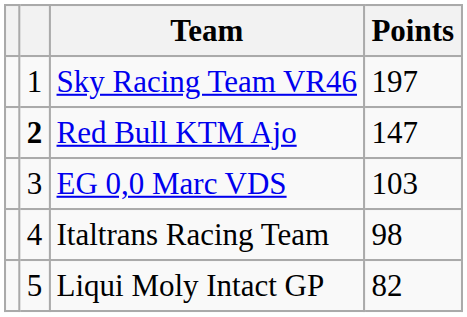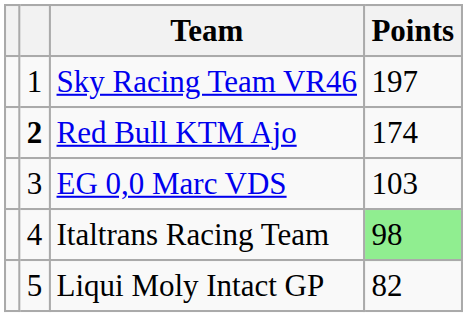(395, 132) 147 -> (395, 132) 174
(387, 234) no background -> (387, 234) lightgreen background
